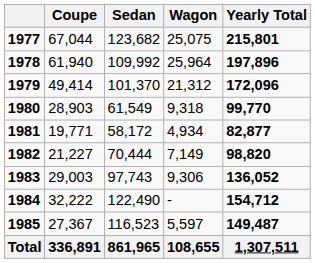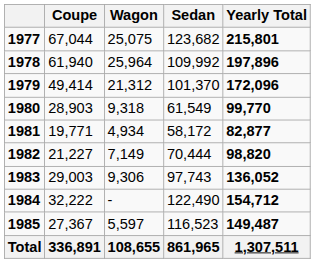columns swapped: (134, 16) <-> (193, 16)
